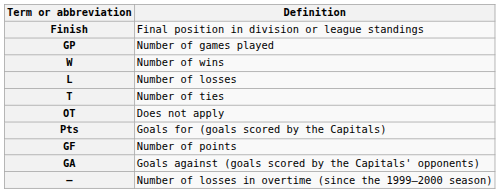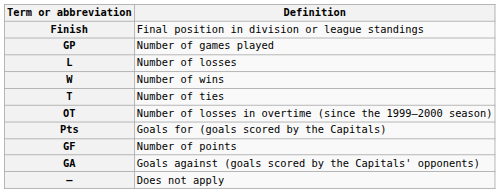rows swapped: (69, 63) <-> (69, 80)
(180, 114) Does not apply -> (315, 114) Number of losses in overtime (since the 1999–2000 season)
(315, 181) Number of losses in overtime (since the 1999–2000 season) -> (180, 181) Does not apply
